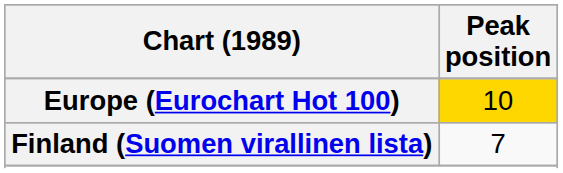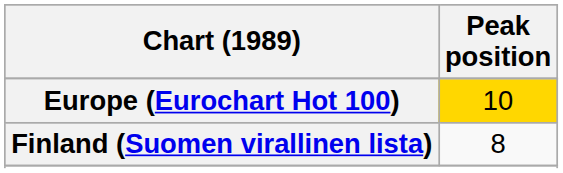(498, 143) 7 -> (498, 143) 8
